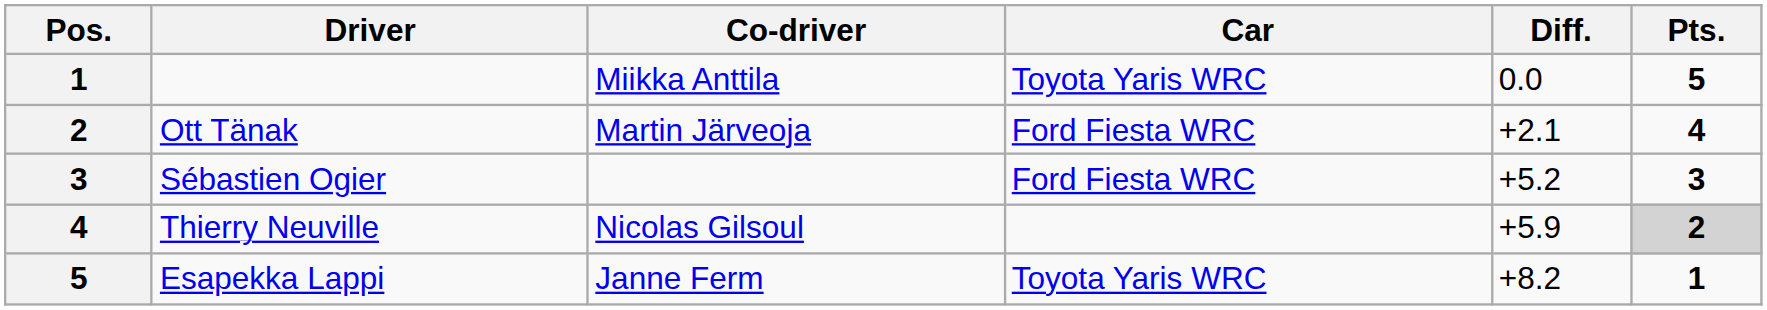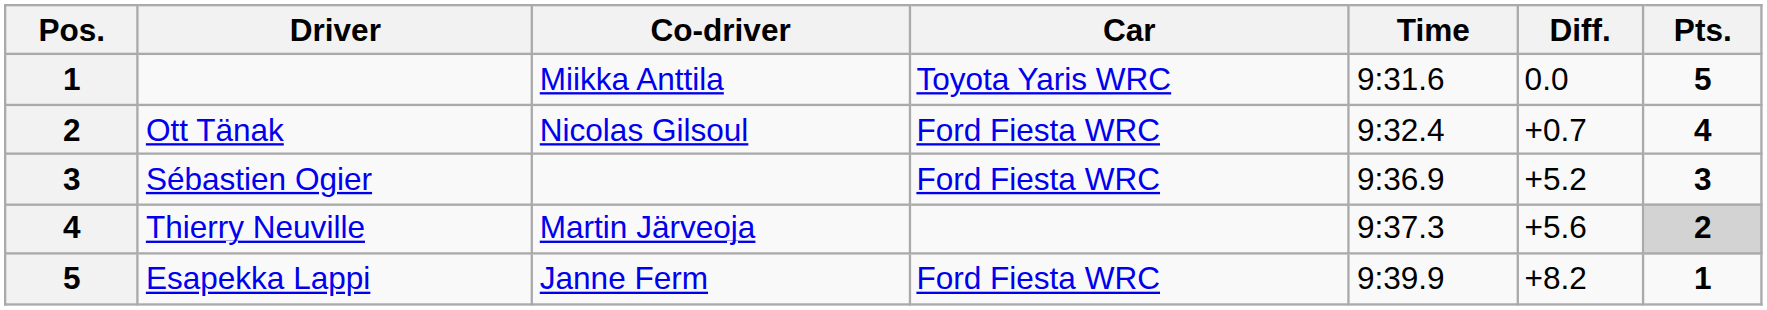+ column: (1433, 30)
(703, 129) Martin Järveoja -> (644, 129) Nicolas Gilsoul
(1530, 129) +2.1 -> (1556, 129) +0.7
(700, 229) Nicolas Gilsoul -> (648, 229) Martin Järveoja
(1530, 229) +5.9 -> (1556, 229) +5.6
(1139, 278) Toyota Yaris WRC -> (1038, 278) Ford Fiesta WRC
